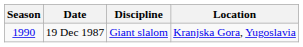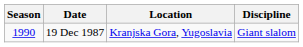columns swapped: (235, 14) <-> (139, 14)
